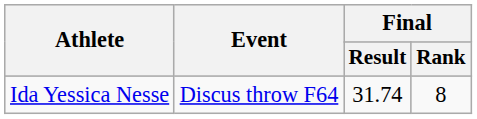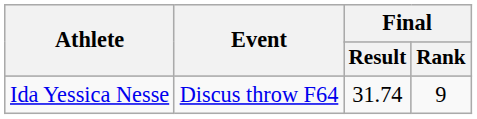(441, 94) 8 -> (441, 94) 9
